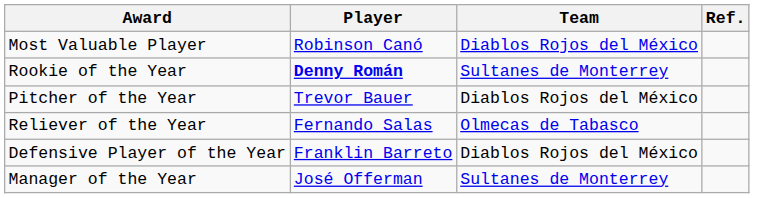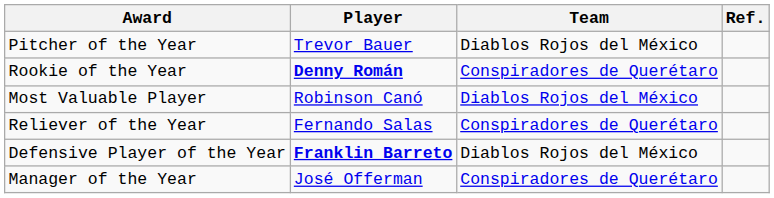rows swapped: (108, 45) <-> (103, 99)
(564, 72) Sultanes de Monterrey -> (589, 72) Conspiradores de Querétaro
(549, 126) Olmecas de Tabasco -> (589, 126) Conspiradores de Querétaro
(373, 153) normal -> (373, 153) bold
(564, 180) Sultanes de Monterrey -> (589, 180) Conspiradores de Querétaro
